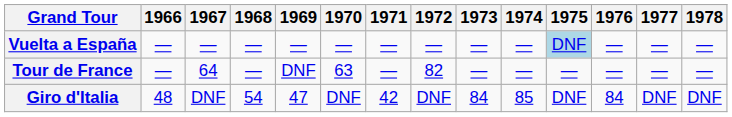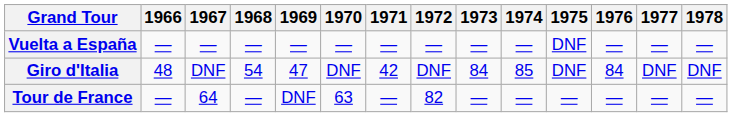(569, 44) lightblue background -> (569, 44) no background
rows swapped: (73, 97) <-> (73, 71)
